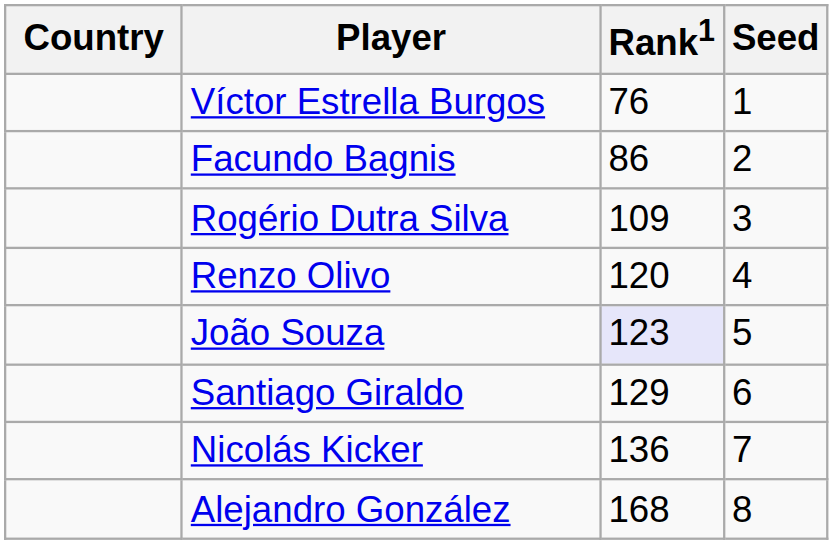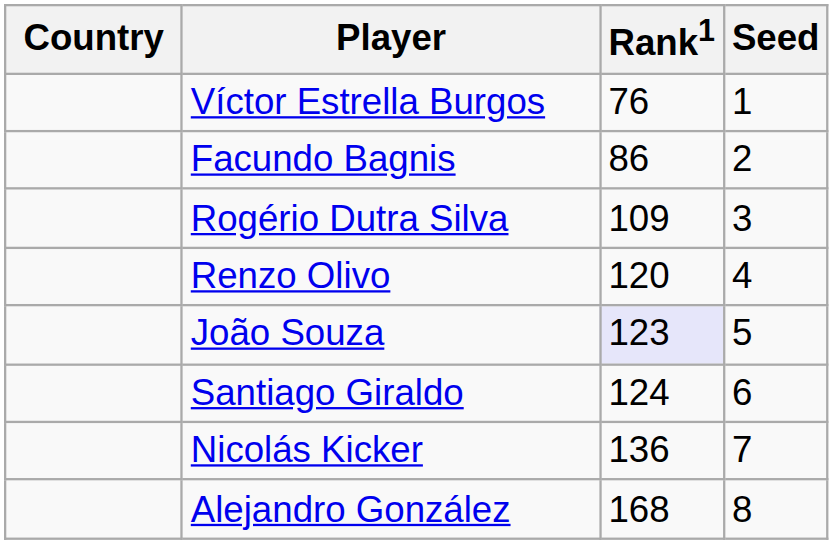(639, 392) 129 -> (639, 392) 124
